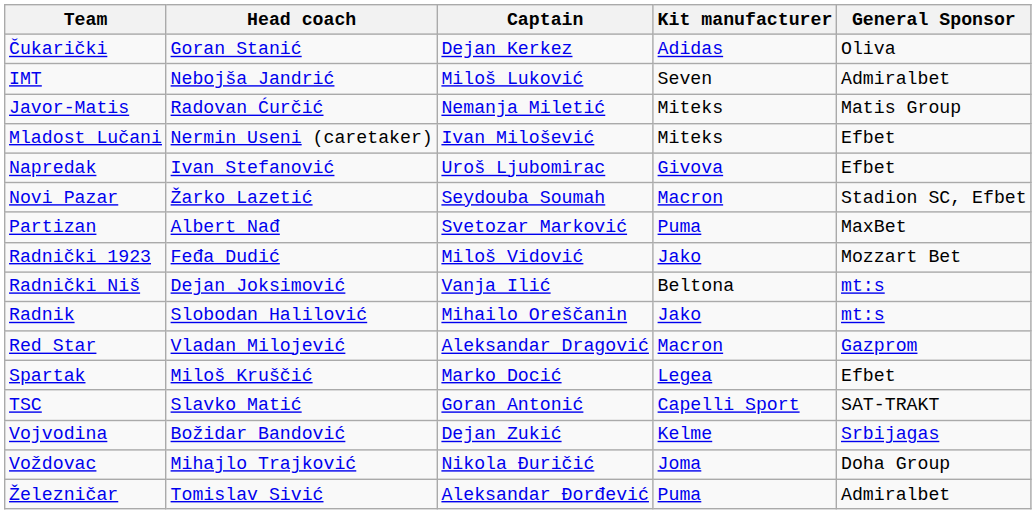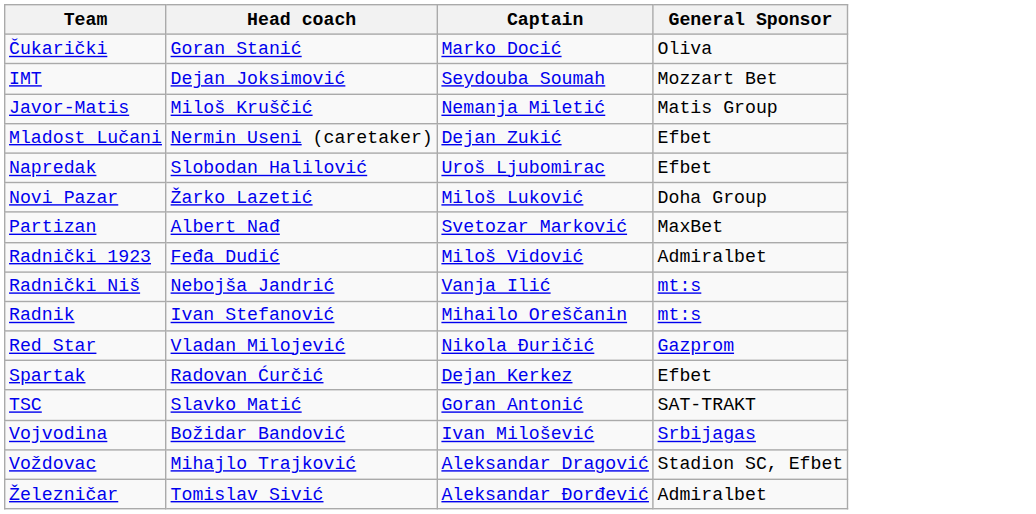- column: (745, 20)
(507, 49) Dejan Kerkez -> (501, 49) Marko Docić
(253, 79) Nebojša Jandrić -> (258, 79) Dejan Joksimović
(512, 79) Miloš Luković -> (523, 79) Seydouba Soumah
(896, 79) Admiralbet -> (718, 79) Mozzart Bet
(247, 109) Radovan Ćurčić -> (242, 109) Miloš Kruščić
(518, 138) Ivan Milošević -> (501, 138) Dejan Zukić
(253, 168) Ivan Stefanović -> (269, 168) Slobodan Halilović
(523, 198) Seydouba Soumah -> (512, 198) Miloš Luković
(934, 198) Stadion SC, Efbet -> (712, 198) Doha Group
(901, 257) Mozzart Bet -> (712, 257) Admiralbet
(258, 286) Dejan Joksimović -> (253, 286) Nebojša Jandrić
(269, 316) Slobodan Halilović -> (253, 316) Ivan Stefanović
(545, 346) Aleksandar Dragović -> (518, 346) Nikola Đuričić
(242, 375) Miloš Kruščić -> (247, 375) Radovan Ćurčić
(501, 375) Marko Docić -> (507, 375) Dejan Kerkez
(501, 435) Dejan Zukić -> (518, 435) Ivan Milošević
(518, 464) Nikola Đuričić -> (545, 464) Aleksandar Dragović
(896, 464) Doha Group -> (750, 464) Stadion SC, Efbet
